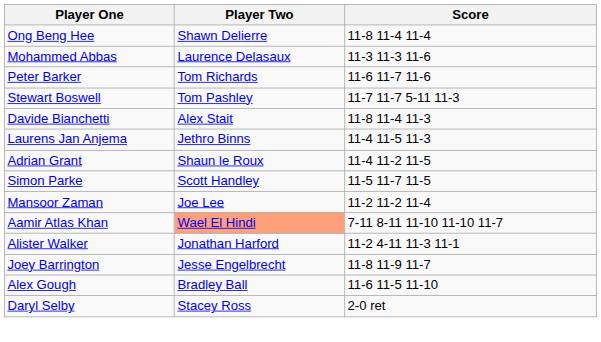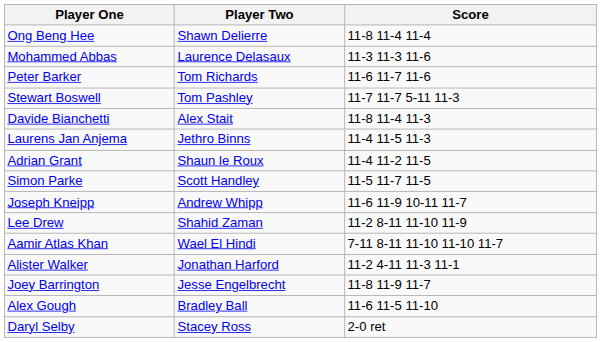+ row: (51, 202)
- row: (55, 202)
+ row: (36, 222)
(217, 222) lightsalmon background -> (217, 243) no background
